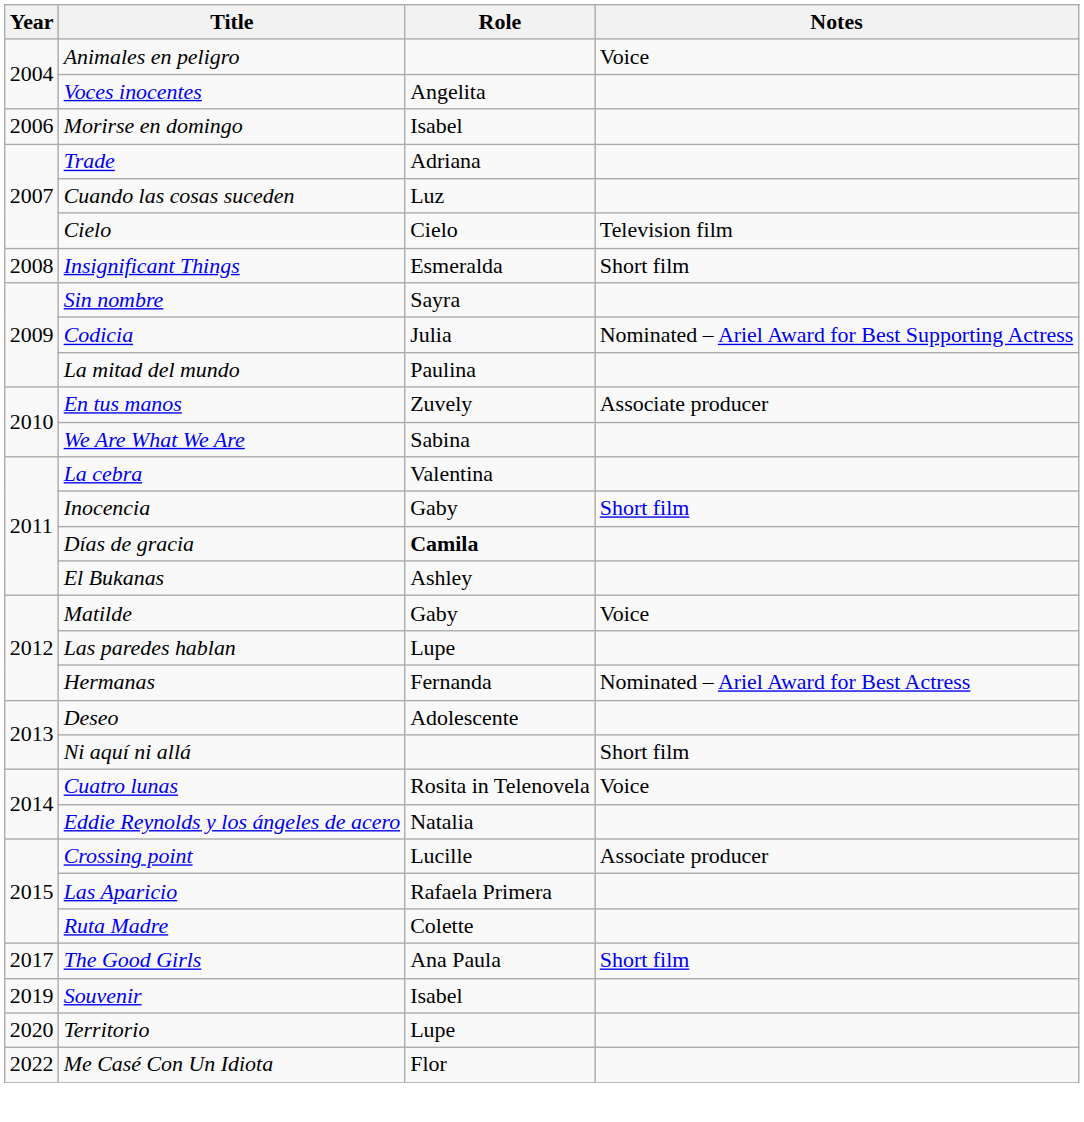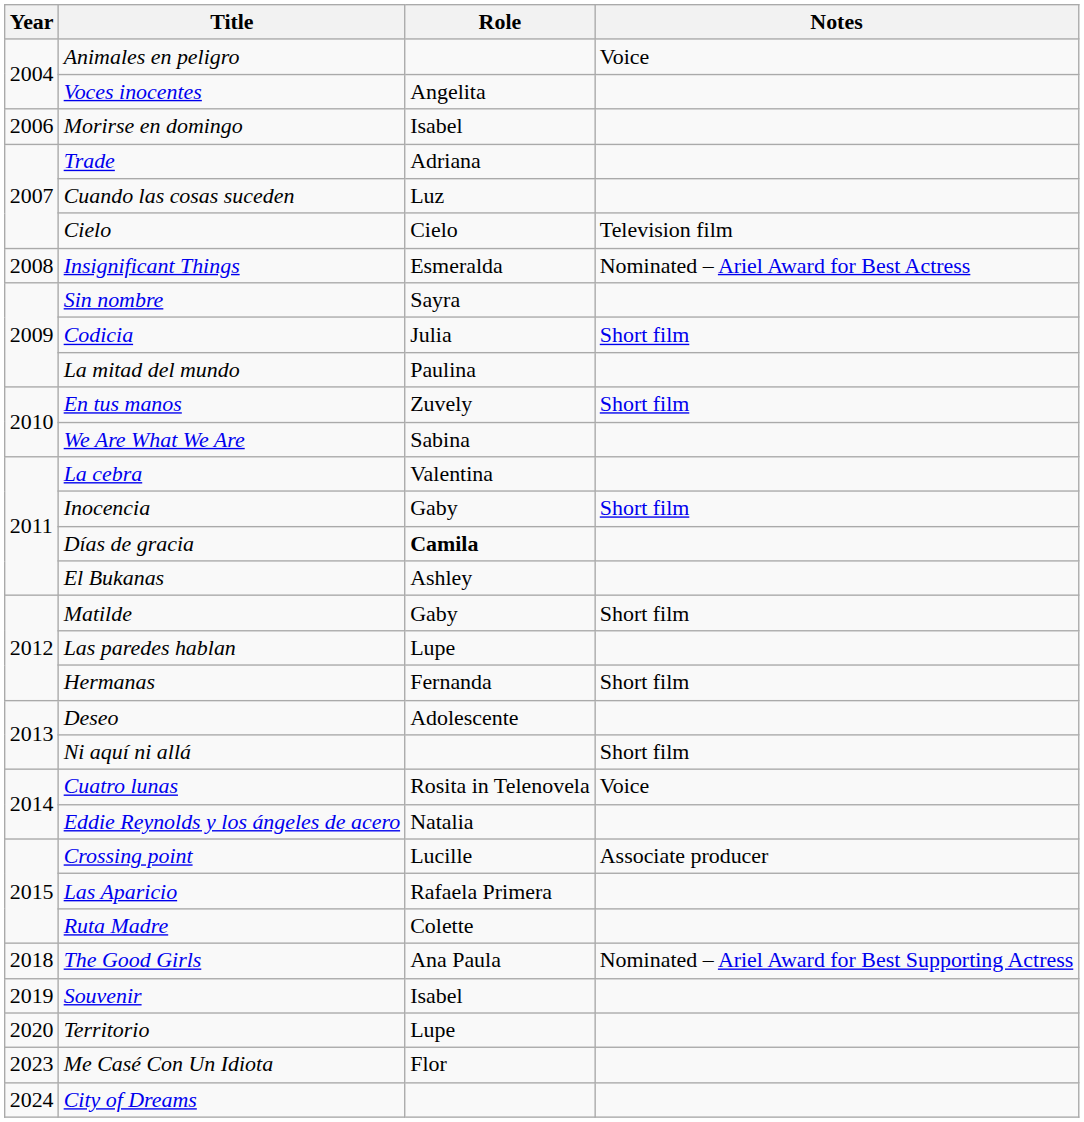(645, 265) Short film -> (785, 265) Nominated – Ariel Award for Best Actress
(837, 334) Nominated – Ariel Award for Best Supporting Actress -> (645, 334) Short film
(684, 404) Associate producer -> (645, 404) Short film
(625, 612) Voice -> (645, 612) Short film
(785, 682) Nominated – Ariel Award for Best Actress -> (645, 682) Short film
(32, 960) 2017 -> (32, 960) 2018
(645, 960) Short film -> (837, 960) Nominated – Ariel Award for Best Supporting Actress
(32, 1064) 2022 -> (32, 1064) 2023
+ row: (130, 1099)
